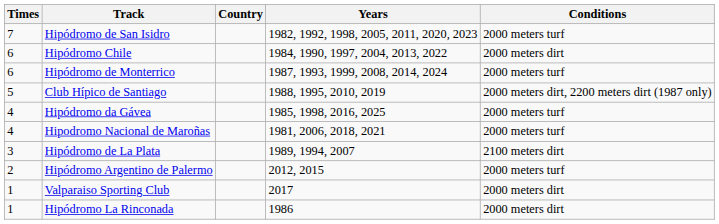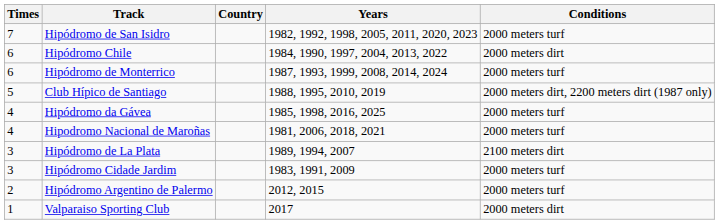+ row: (111, 170)
- row: (109, 209)
